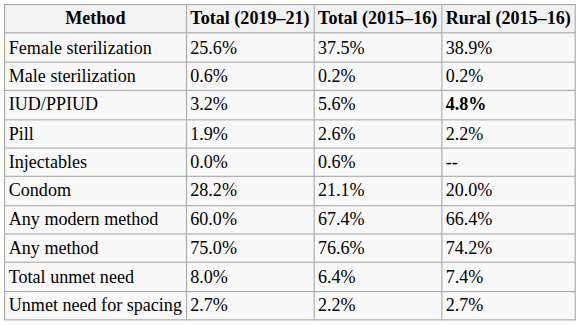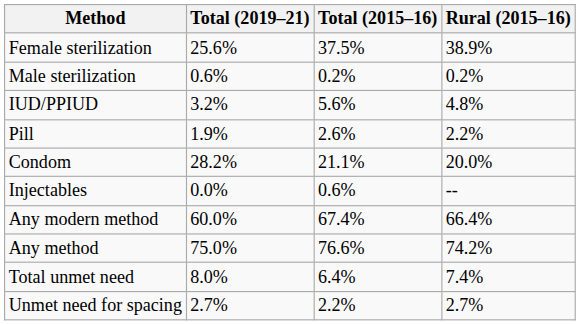(466, 104) bold -> (465, 104) normal
rows swapped: (40, 190) <-> (48, 162)
